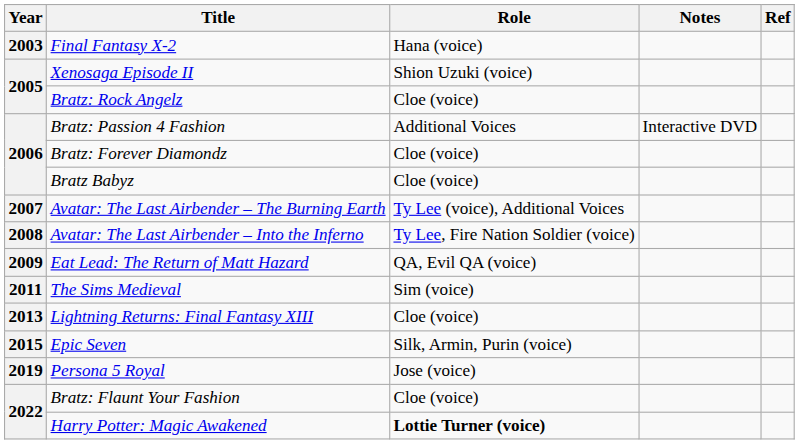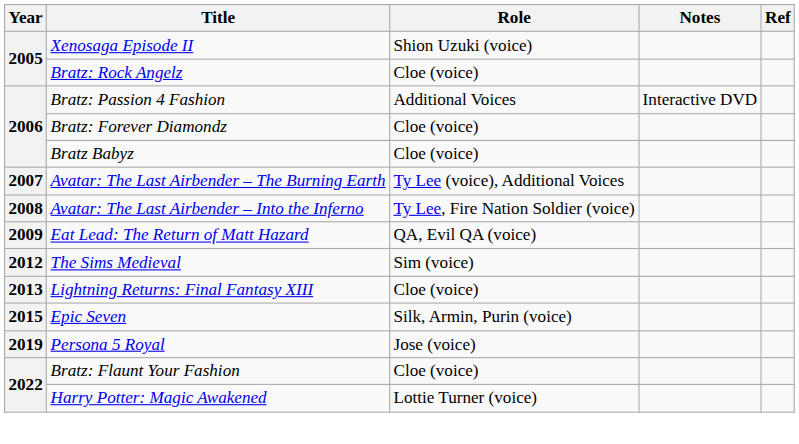- row: (113, 45)
(26, 289) 2011 -> (26, 262) 2012
(469, 425) bold -> (465, 398) normal
